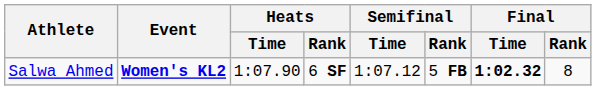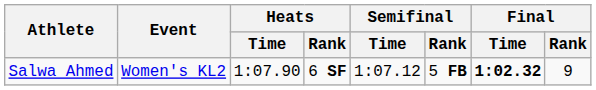(174, 71) bold -> (174, 71) normal
(568, 71) 8 -> (568, 71) 9
